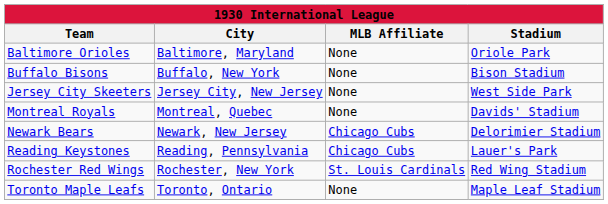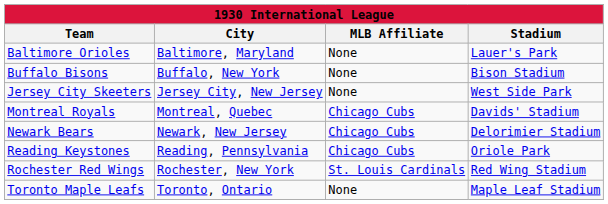(510, 53) Oriole Park -> (514, 53) Lauer's Park
(343, 112) None -> (372, 112) Chicago Cubs
(514, 151) Lauer's Park -> (510, 151) Oriole Park
